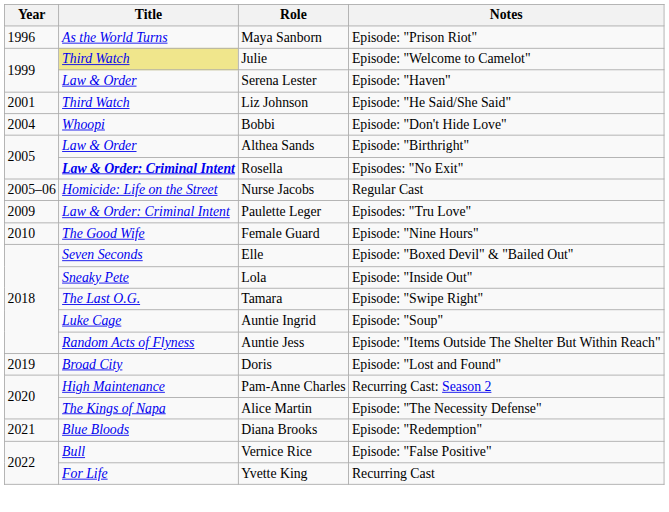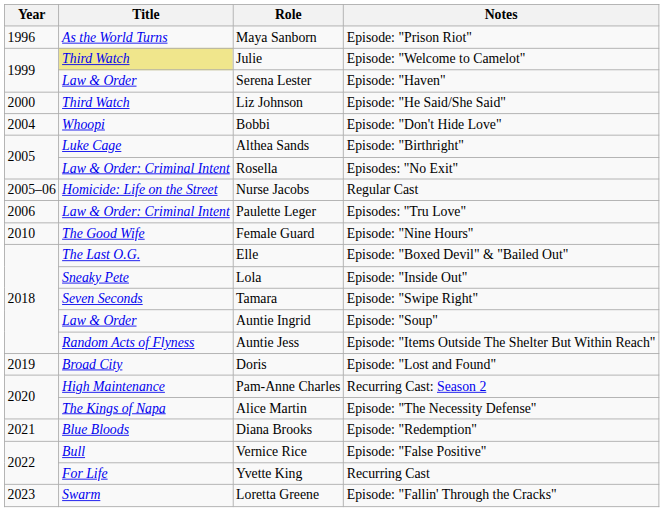(21, 102) 2001 -> (21, 102) 2000
(99, 146) Law & Order -> (92, 146) Luke Cage
(149, 168) bold -> (146, 168) normal
(21, 211) 2009 -> (21, 211) 2006
(102, 255) Seven Seconds -> (101, 255) The Last O.G.
(101, 299) The Last O.G. -> (102, 299) Seven Seconds
(92, 320) Luke Cage -> (99, 320) Law & Order
+ row: (278, 495)
